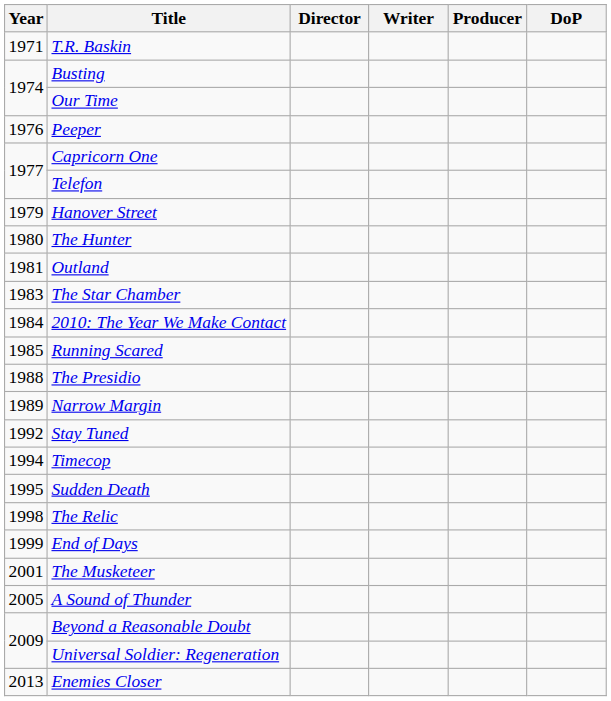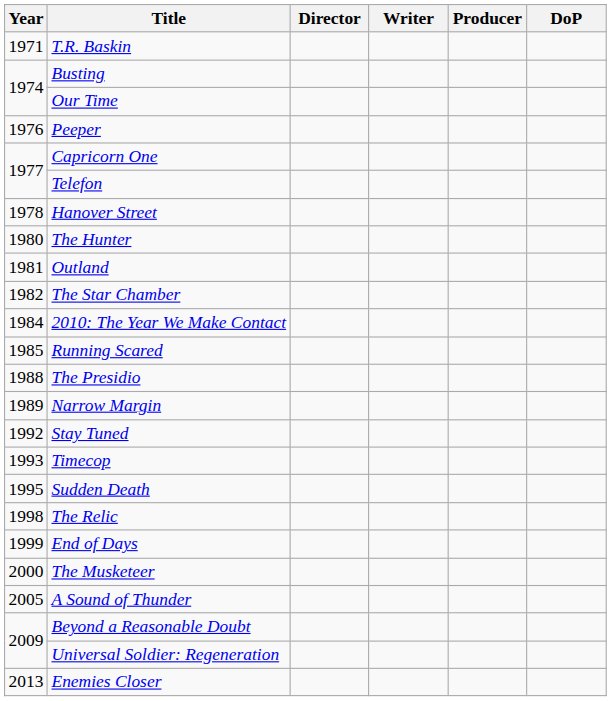(26, 211) 1979 -> (26, 211) 1978
(26, 294) 1983 -> (26, 294) 1982
(26, 460) 1994 -> (26, 460) 1993
(26, 571) 2001 -> (26, 571) 2000
